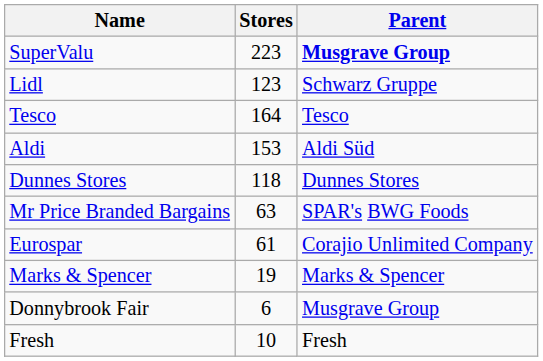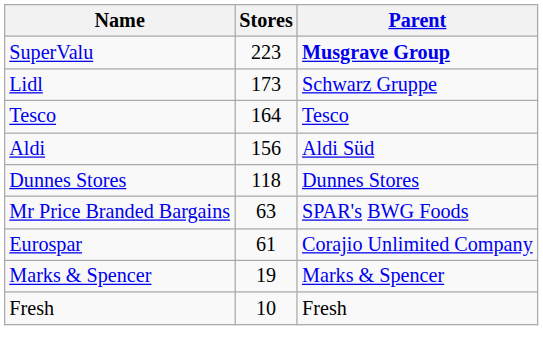(266, 84) 123 -> (266, 84) 173
(266, 148) 153 -> (266, 148) 156
- row: (79, 308)
